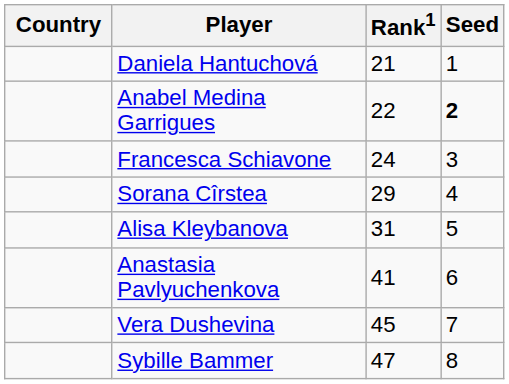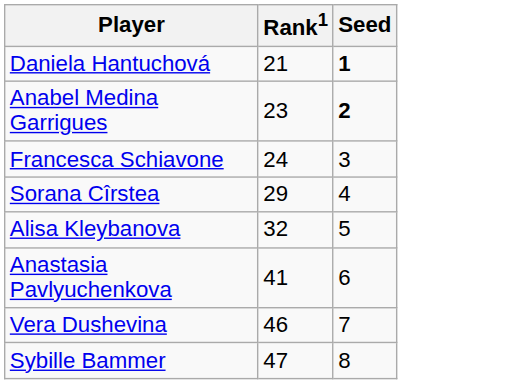- column: (58, 25)
(452, 63) normal -> (344, 63) bold
(383, 111) 22 -> (276, 111) 23
(383, 229) 31 -> (276, 229) 32
(383, 325) 45 -> (276, 325) 46
